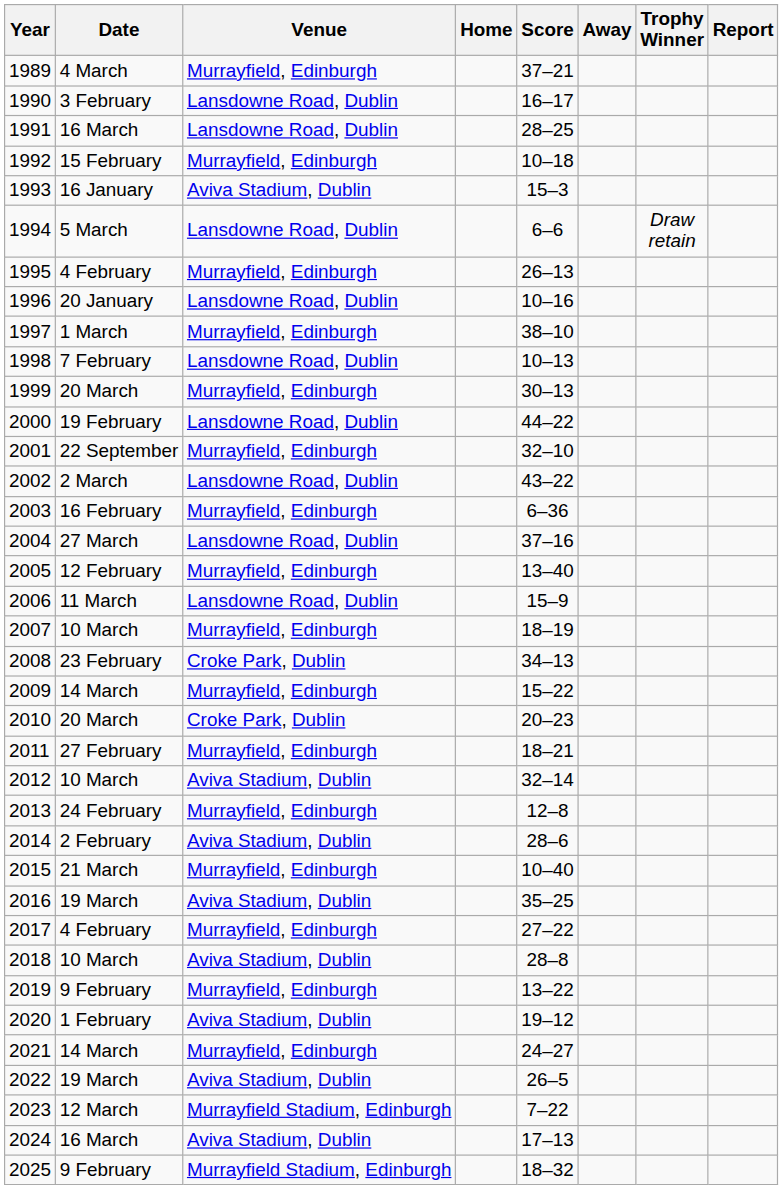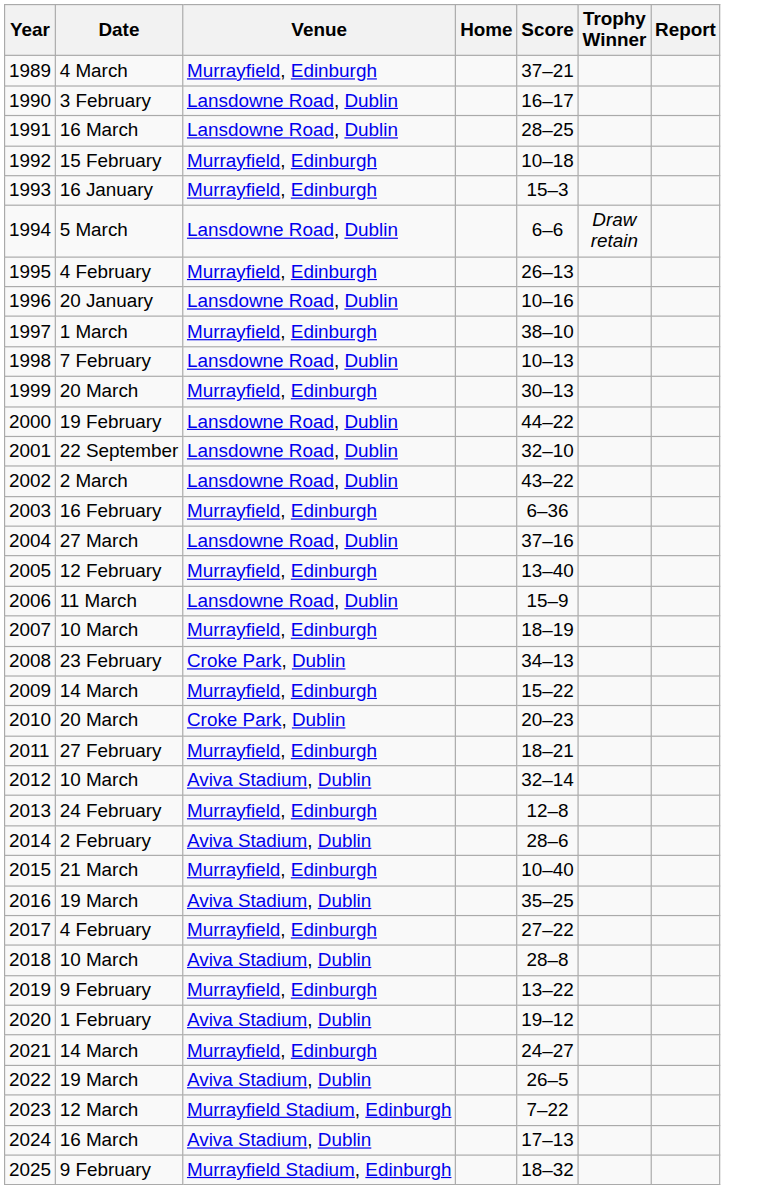- column: (607, 30)
(279, 190) Aviva Stadium, Dublin -> (282, 190) Murrayfield, Edinburgh
(282, 451) Murrayfield, Edinburgh -> (292, 451) Lansdowne Road, Dublin
